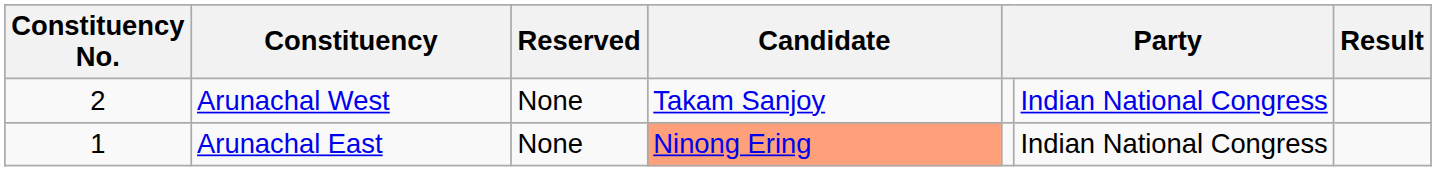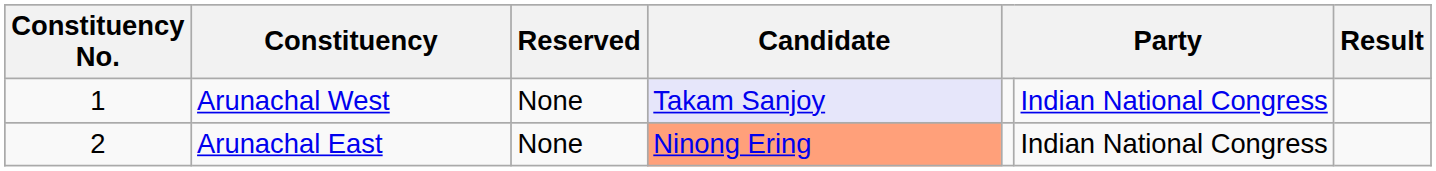(98, 100) 2 -> (98, 100) 1
(739, 100) no background -> (739, 100) lavender background
(98, 143) 1 -> (98, 143) 2
